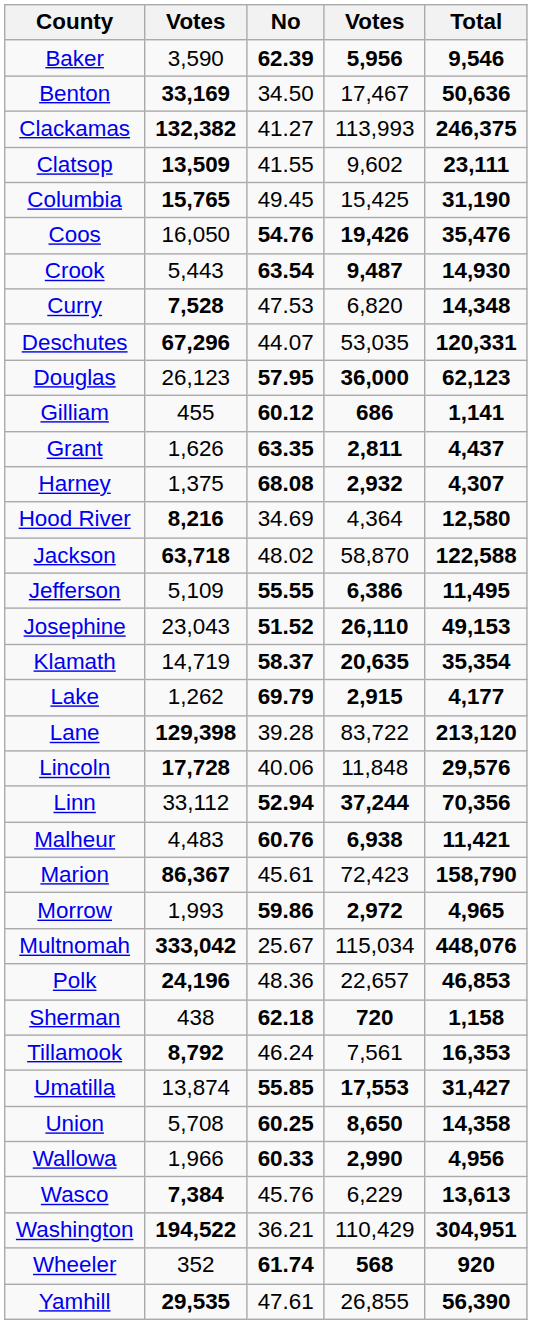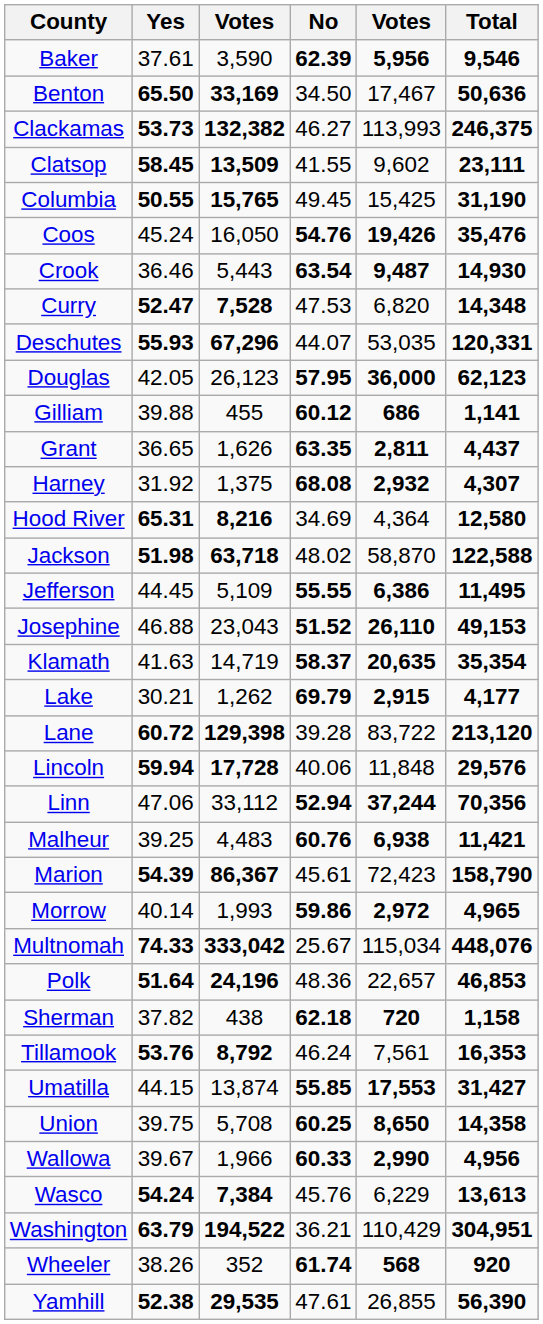+ column: (166, 22)
(286, 128) 41.27 -> (323, 128) 46.27
